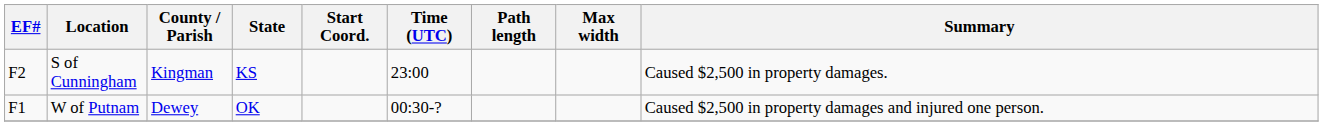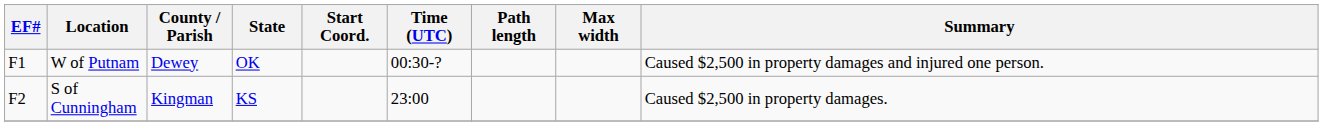rows swapped: (94, 72) <-> (95, 107)
